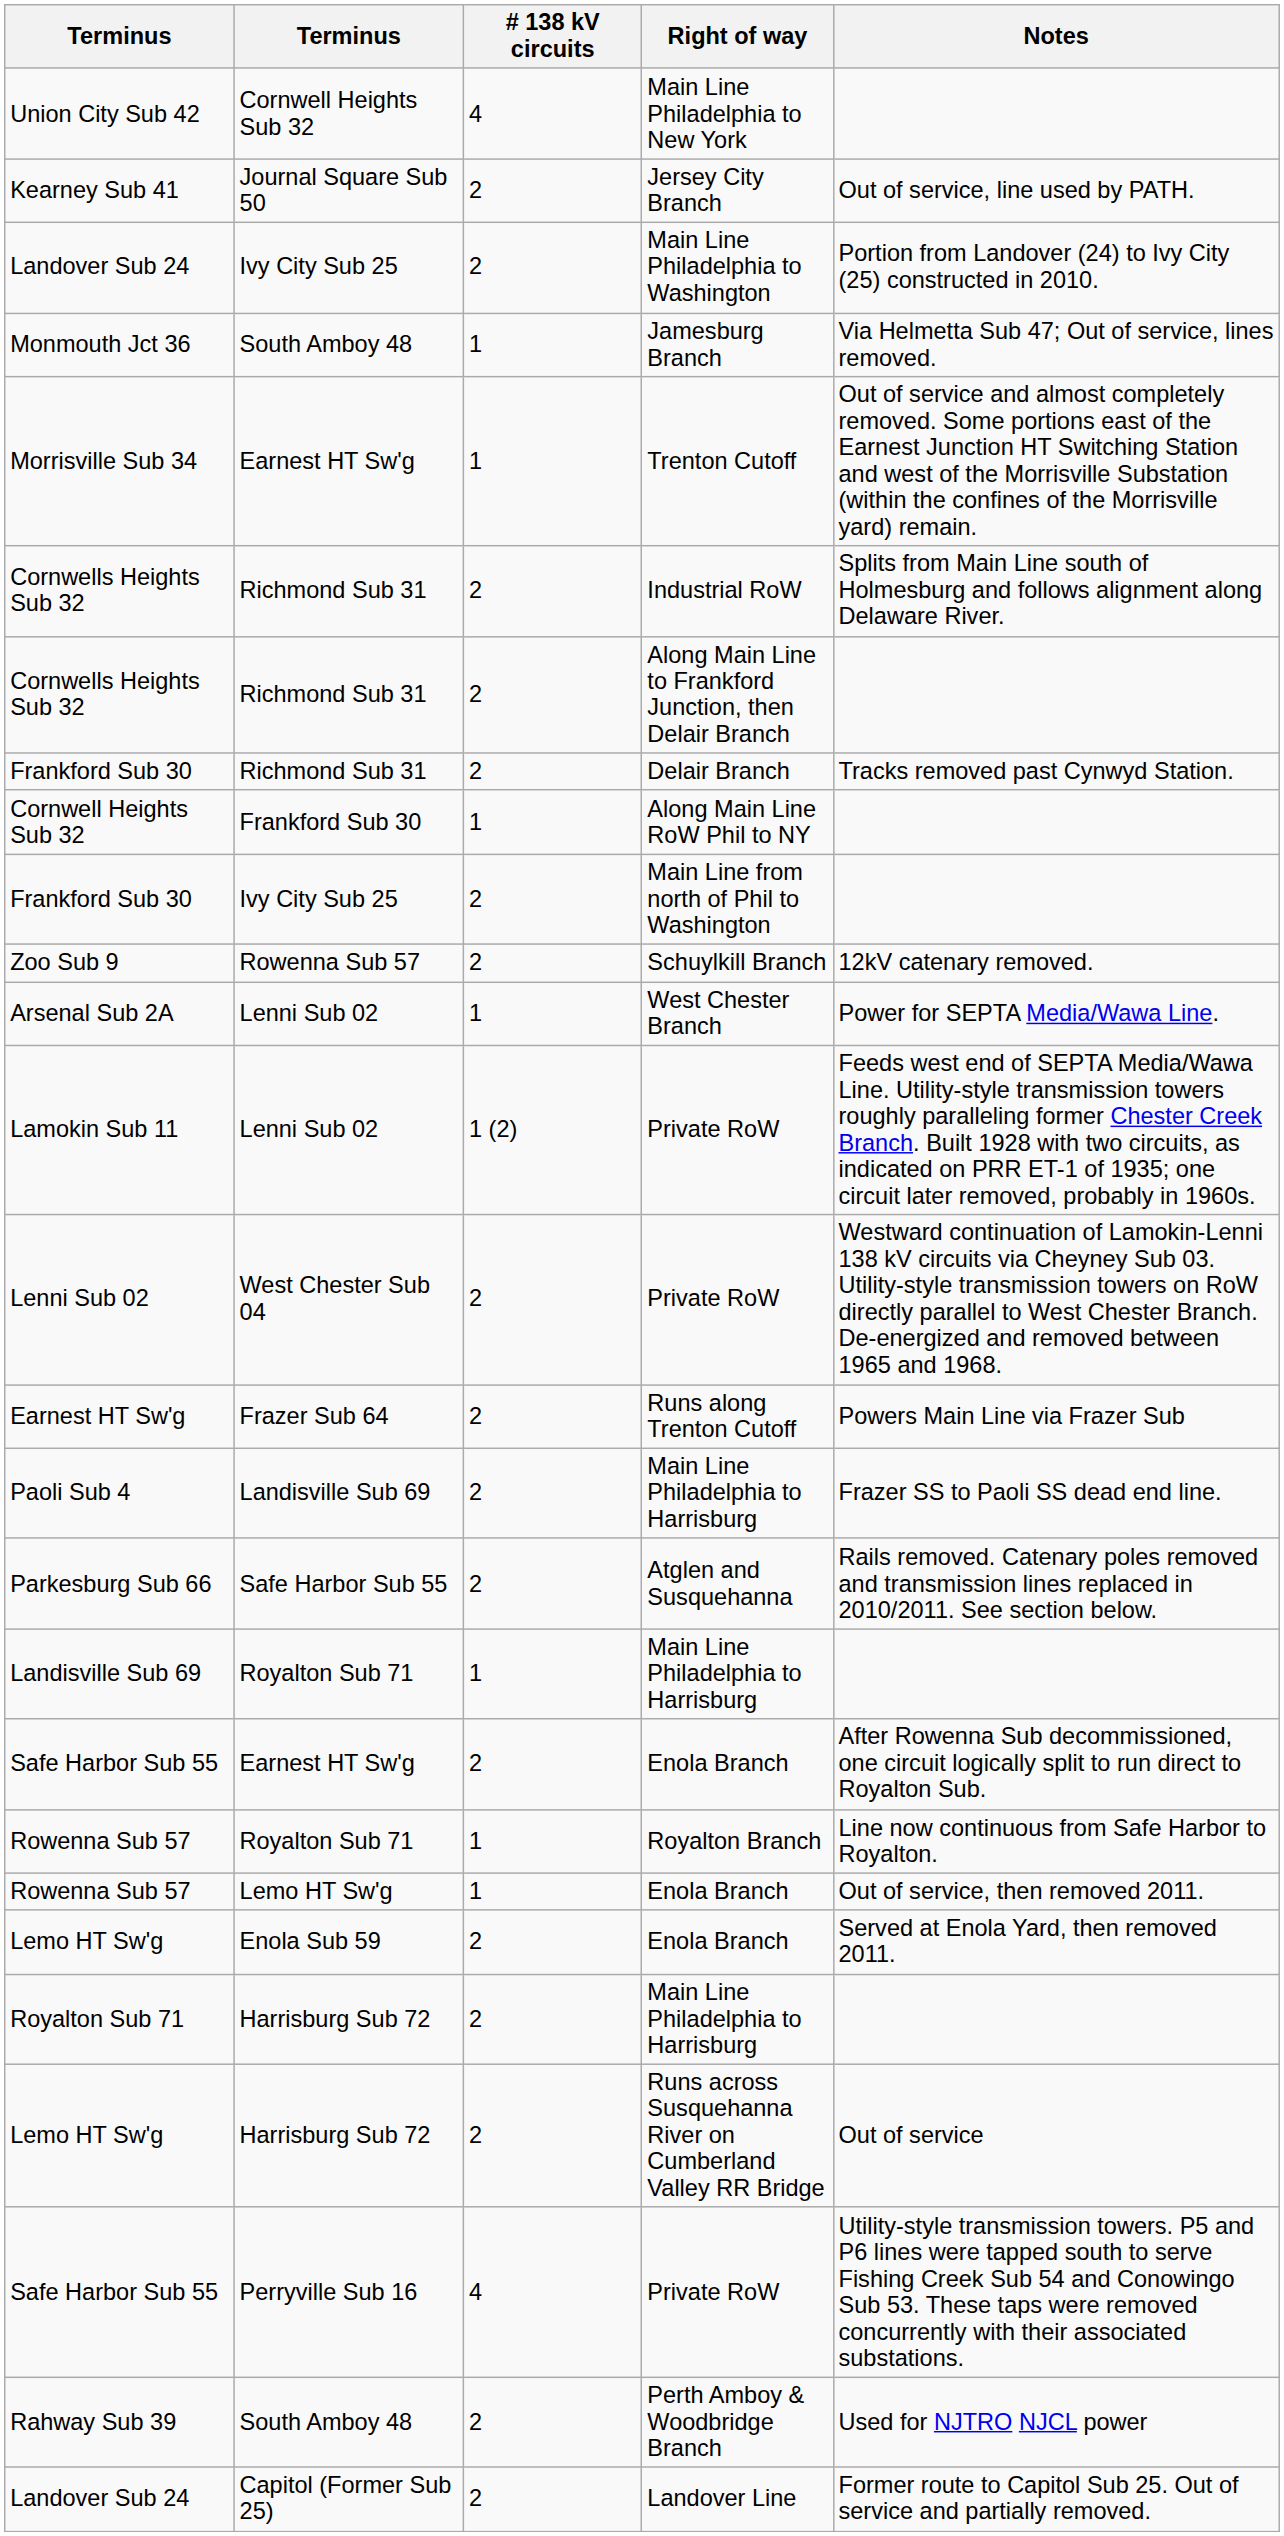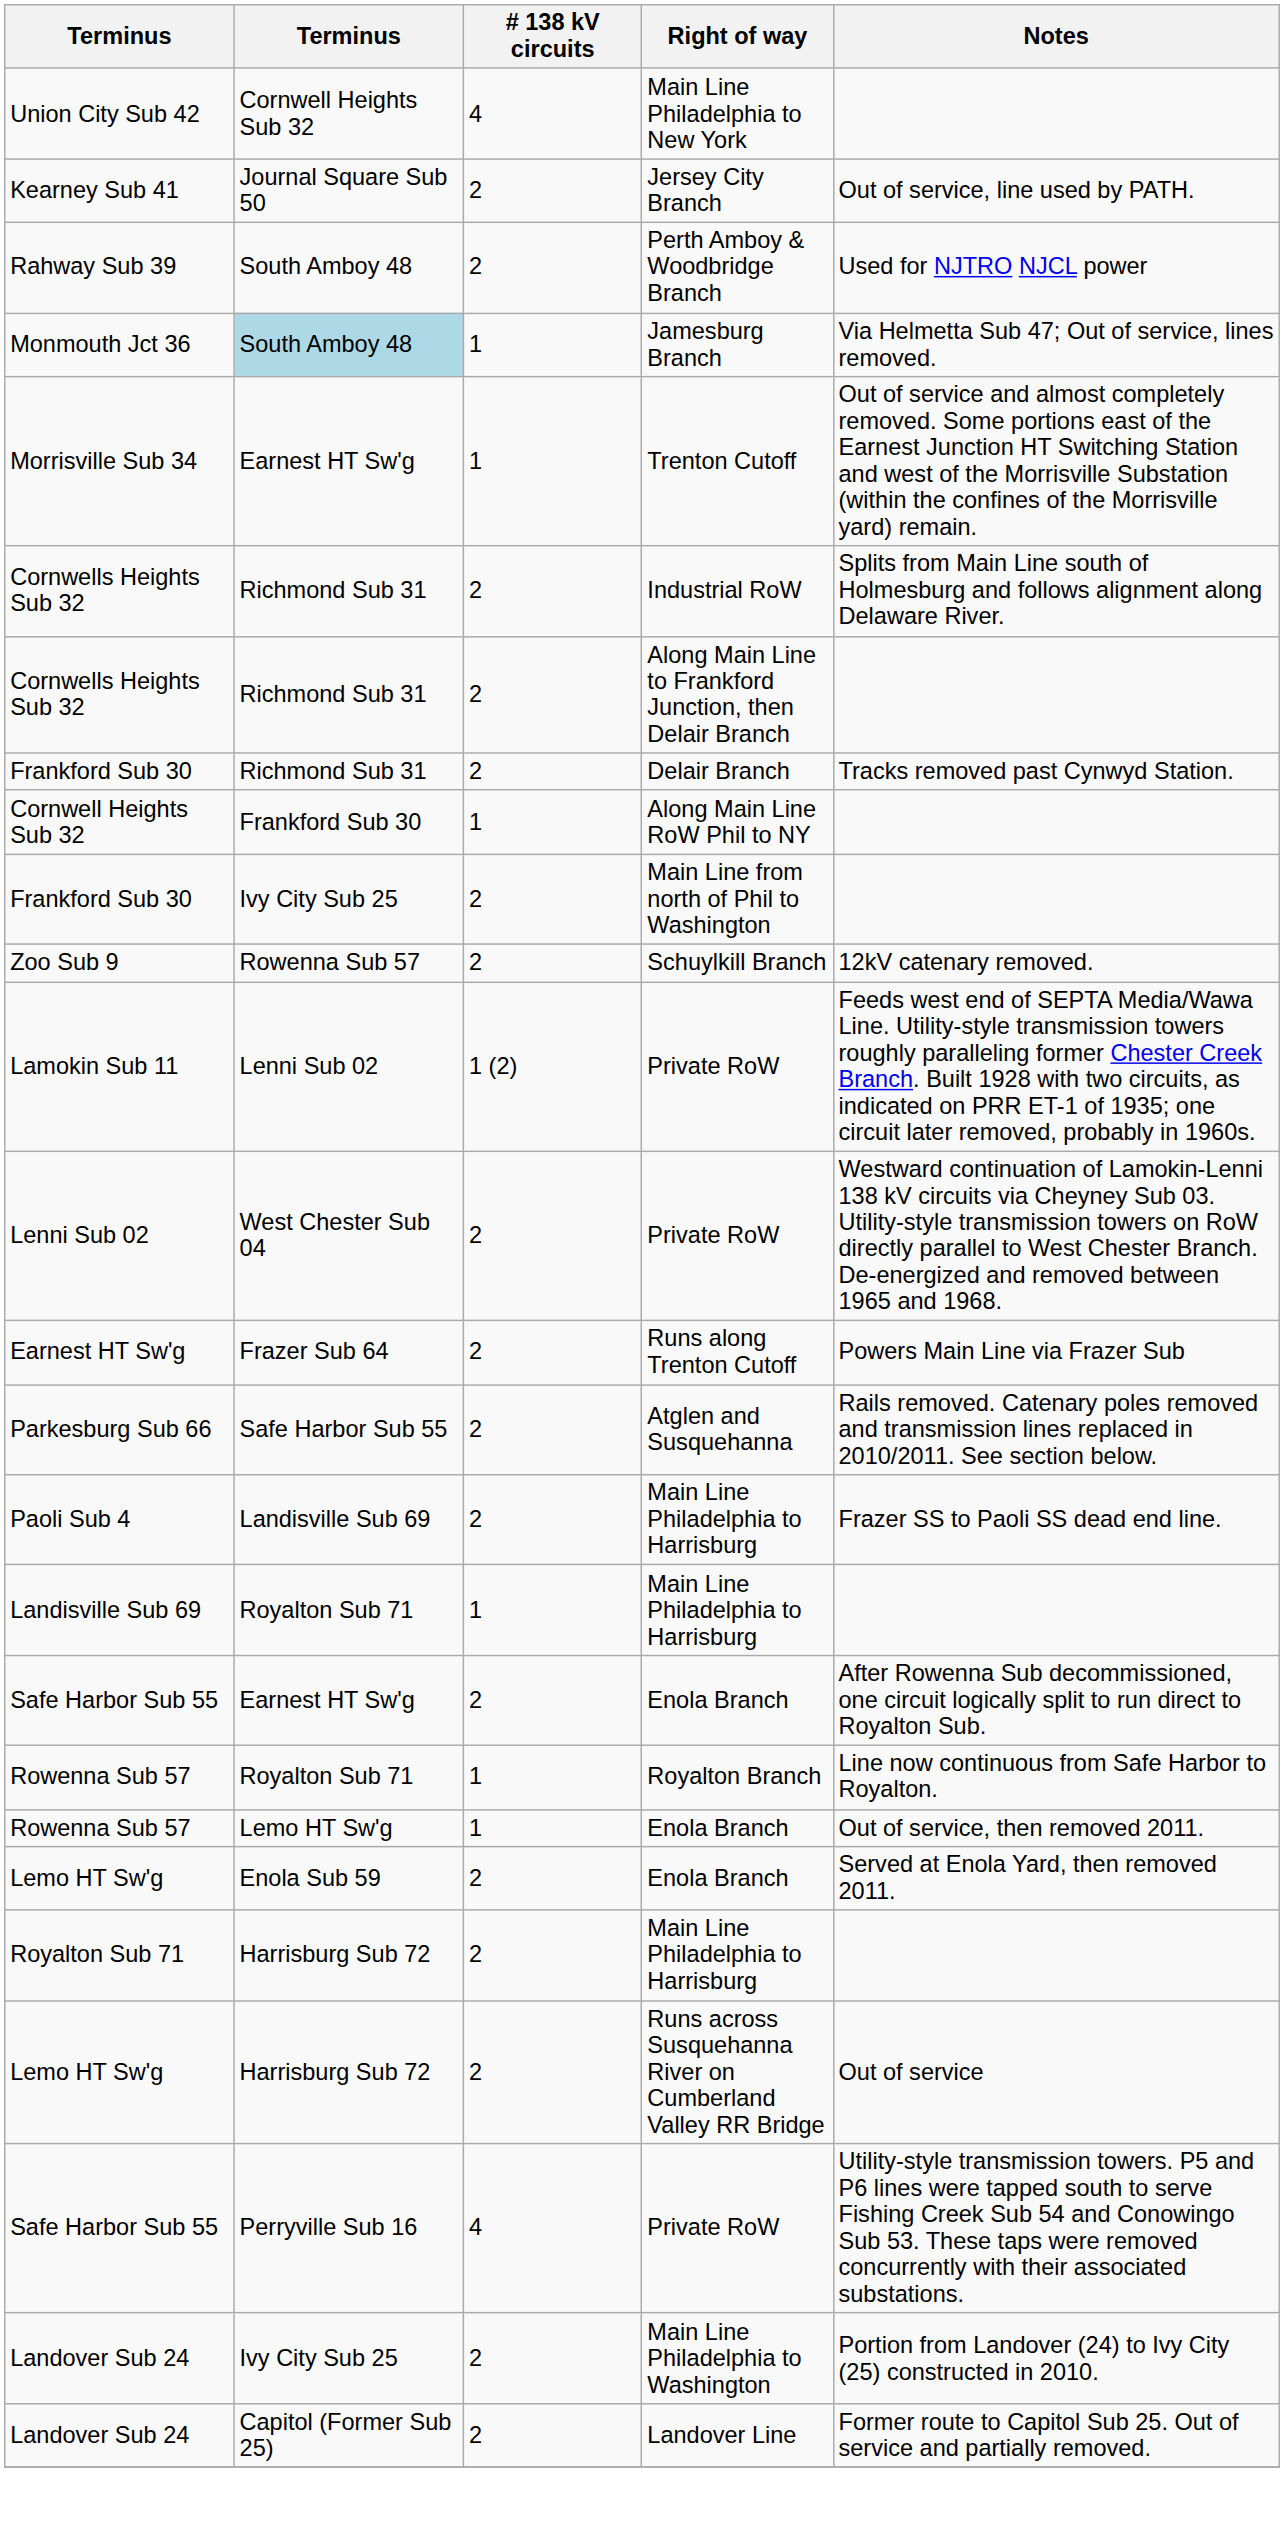rows swapped: (93, 2421) <-> (100, 267)
(326, 344) no background -> (326, 344) lightblue background
- row: (92, 1013)
rows swapped: (70, 1493) <-> (111, 1583)
